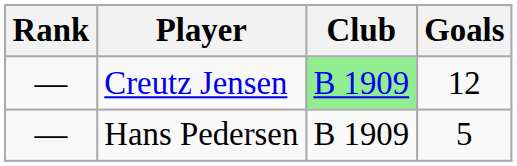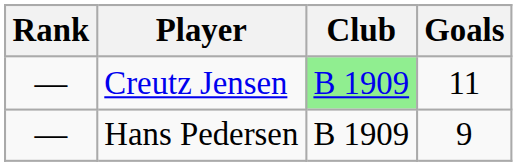(464, 82) 12 -> (464, 82) 11
(464, 134) 5 -> (464, 134) 9
